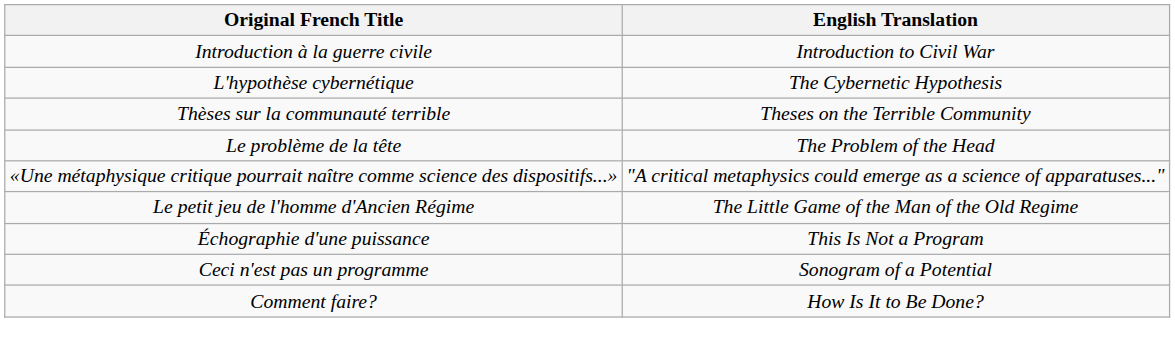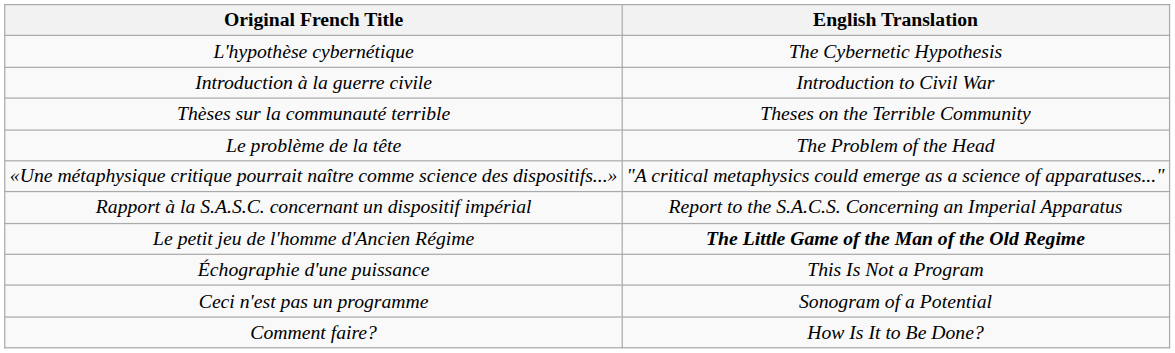rows swapped: (314, 51) <-> (314, 82)
+ row: (314, 207)
(895, 207) normal -> (895, 238) bold
